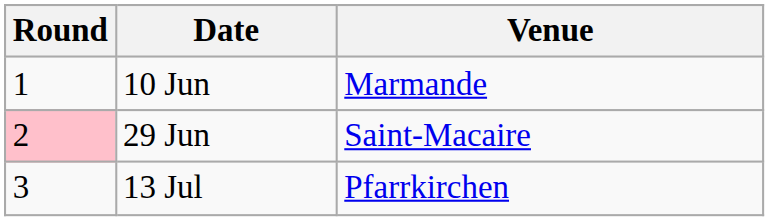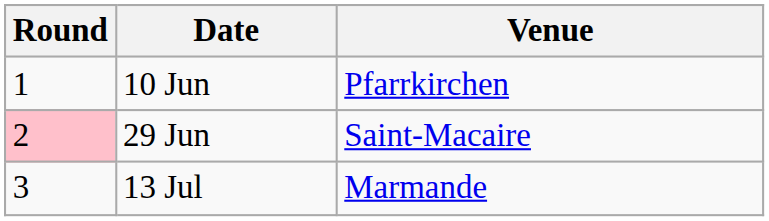(416, 82) Marmande -> (427, 82) Pfarrkirchen
(427, 187) Pfarrkirchen -> (416, 187) Marmande
